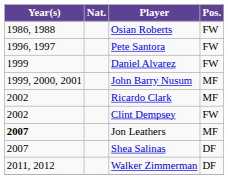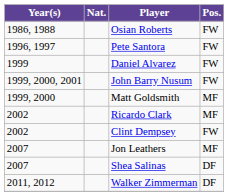(210, 81) MF -> (210, 81) FW
+ row: (145, 98)
(18, 132) bold -> (18, 149) normal
